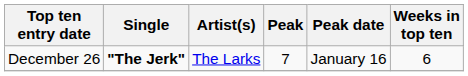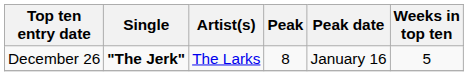(285, 58) 7 -> (285, 58) 8
(427, 58) 6 -> (427, 58) 5
